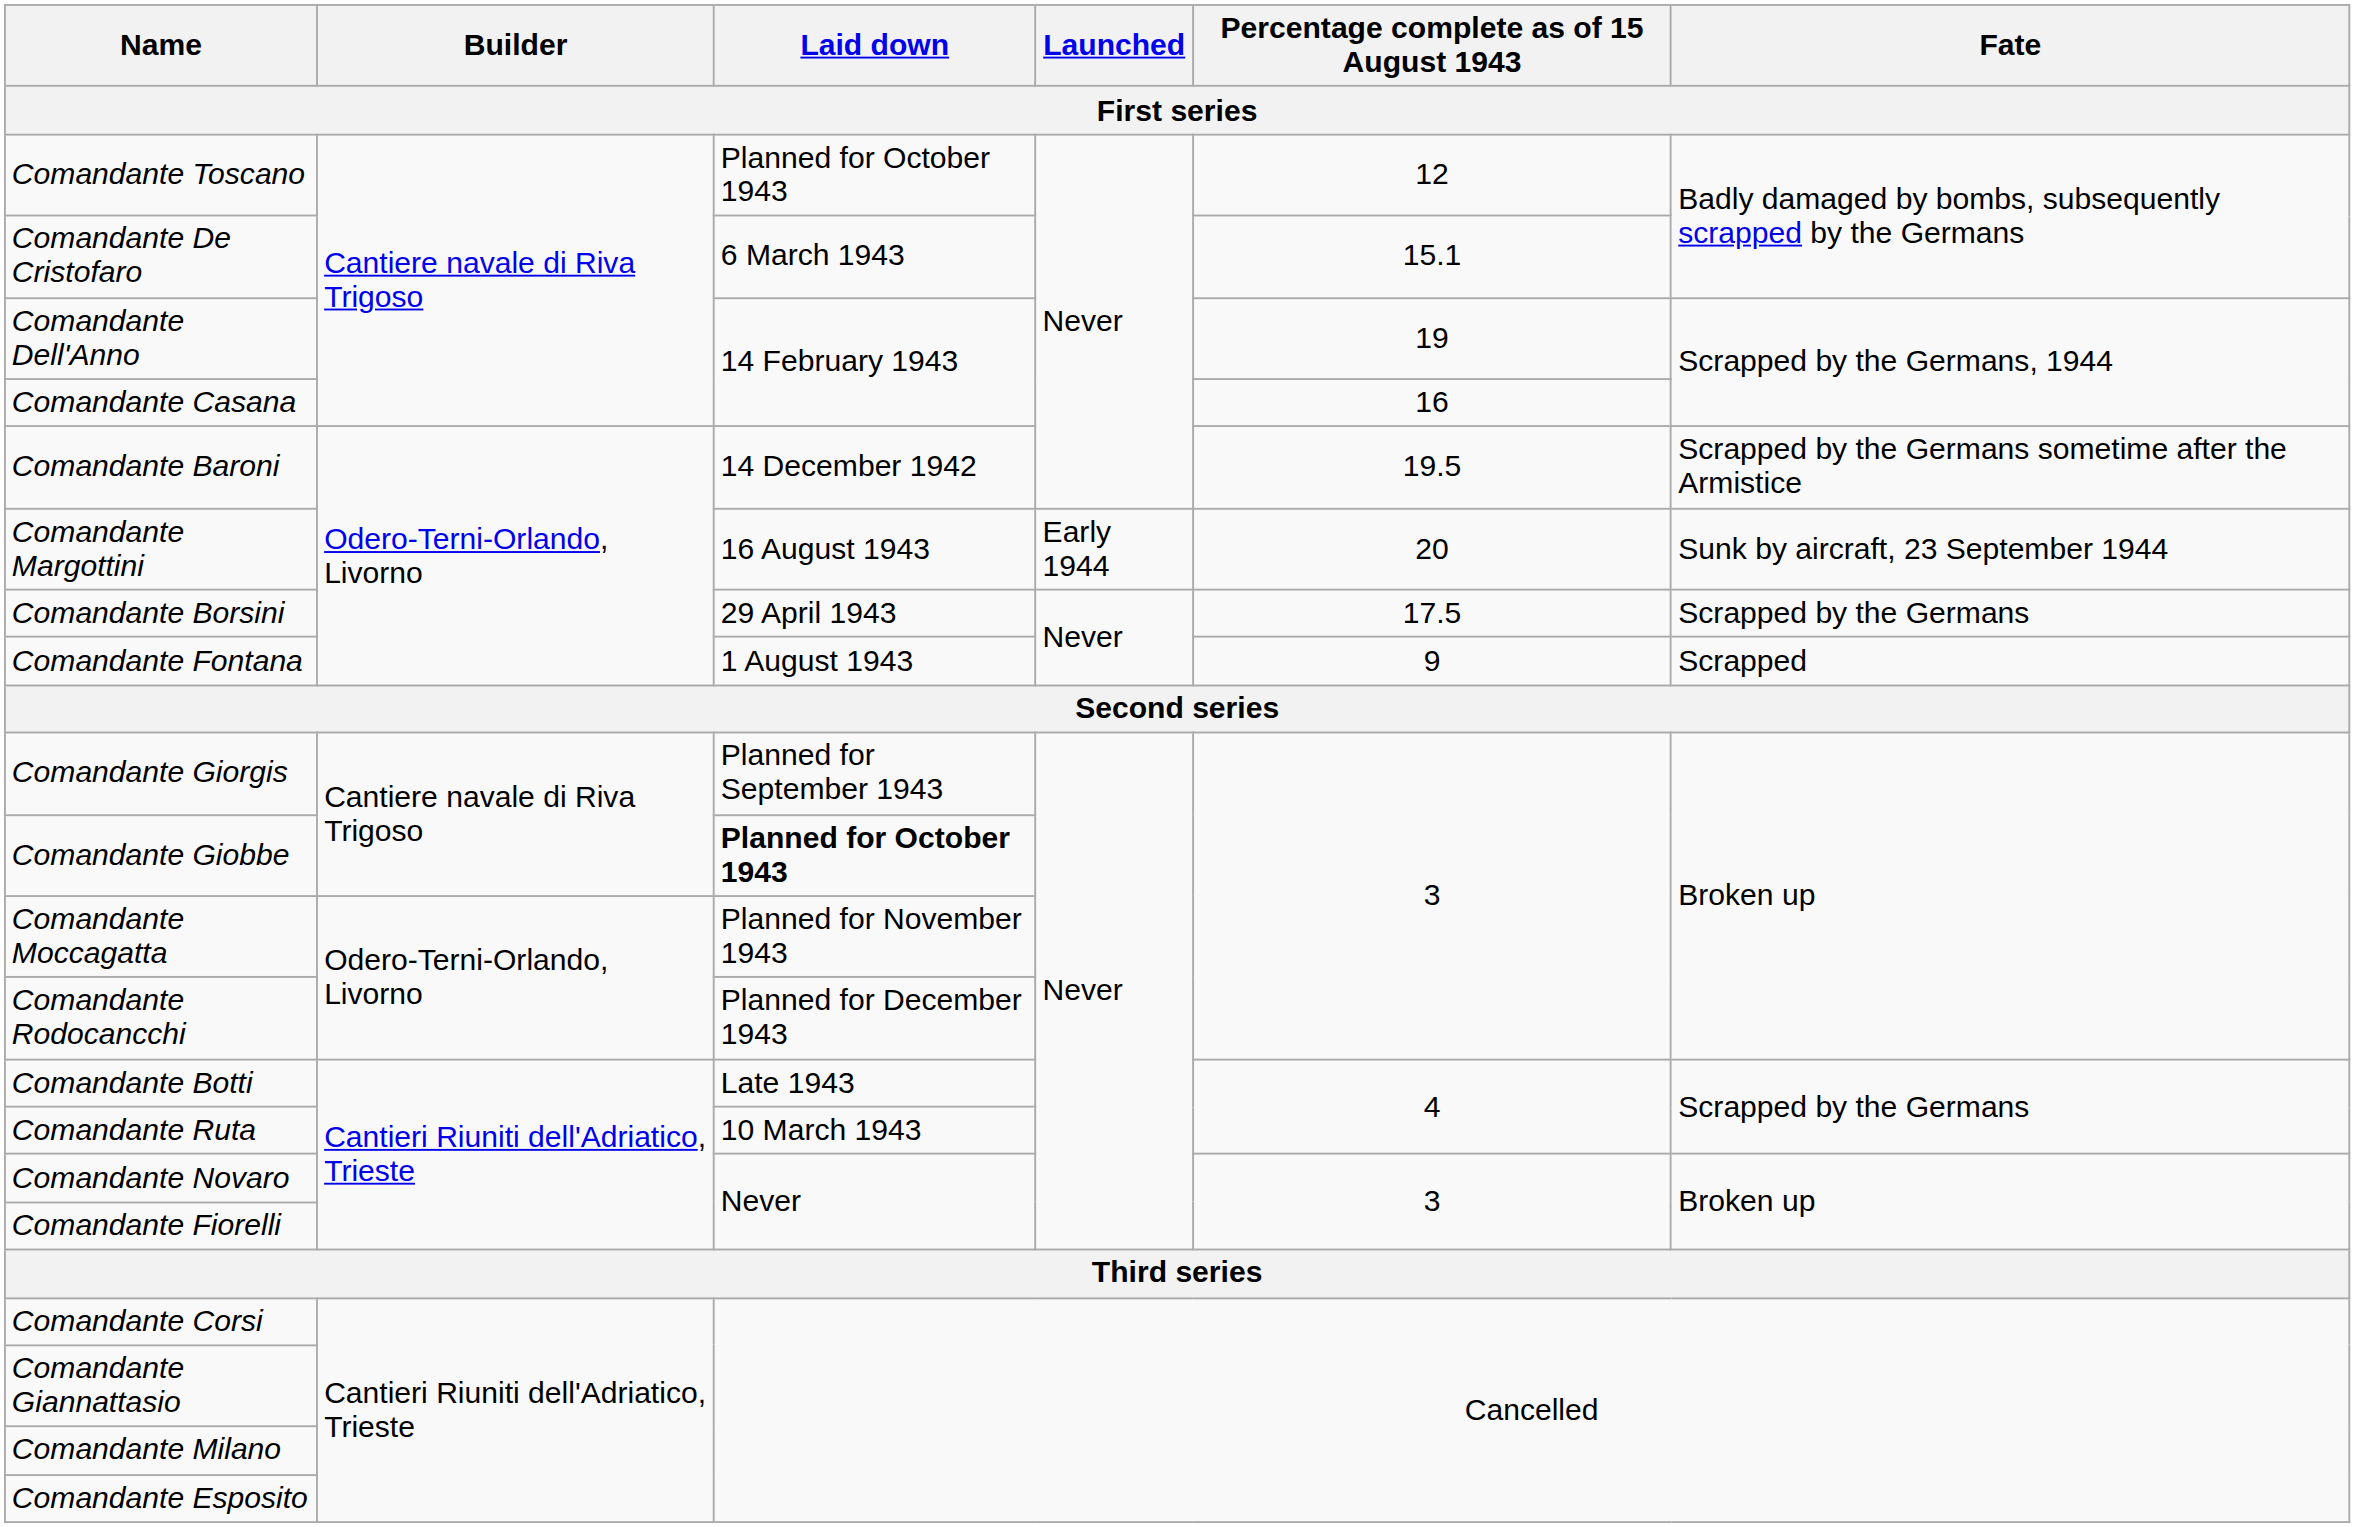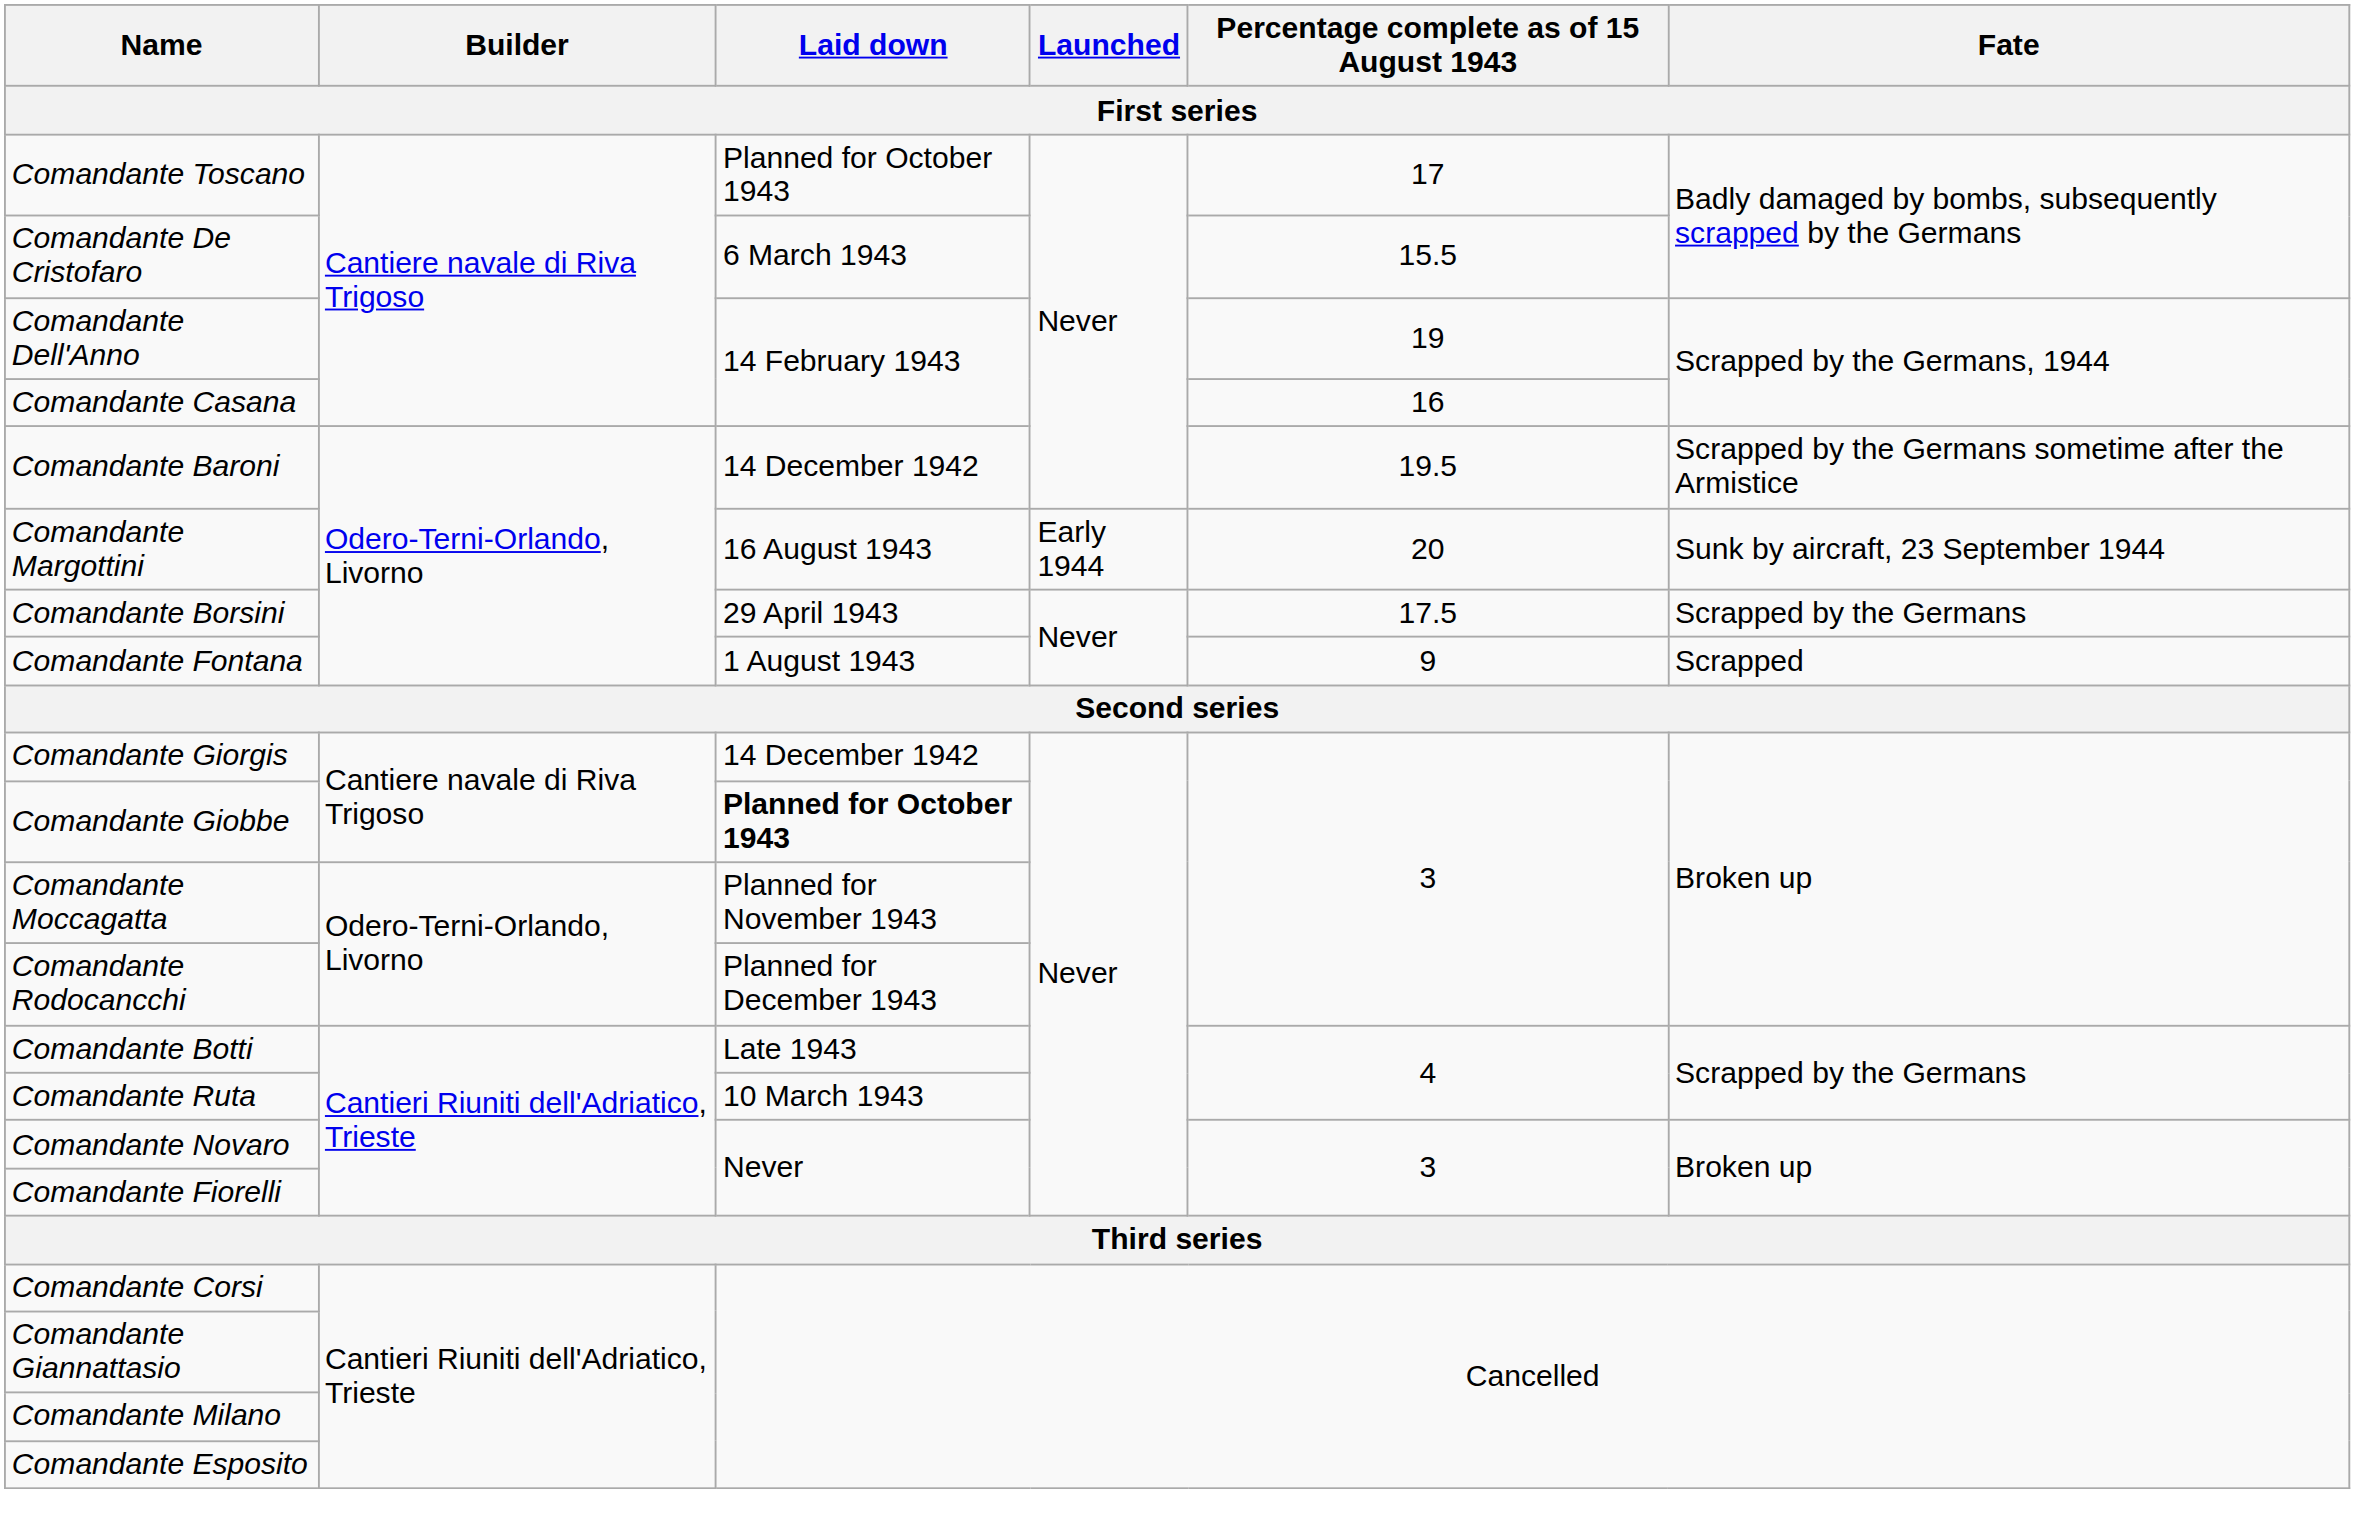(1432, 174) 12 -> (1428, 174) 17
(1432, 256) 15.1 -> (1428, 256) 15.5
(832, 773) Planned for September 1943 -> (851, 756) 14 December 1942
